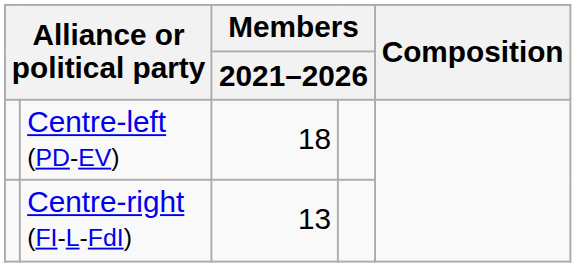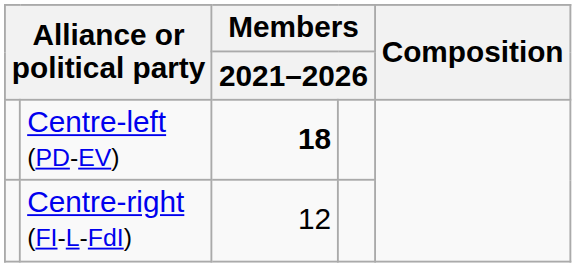(315, 139) normal -> (315, 139) bold
(315, 219) 13 -> (315, 219) 12
